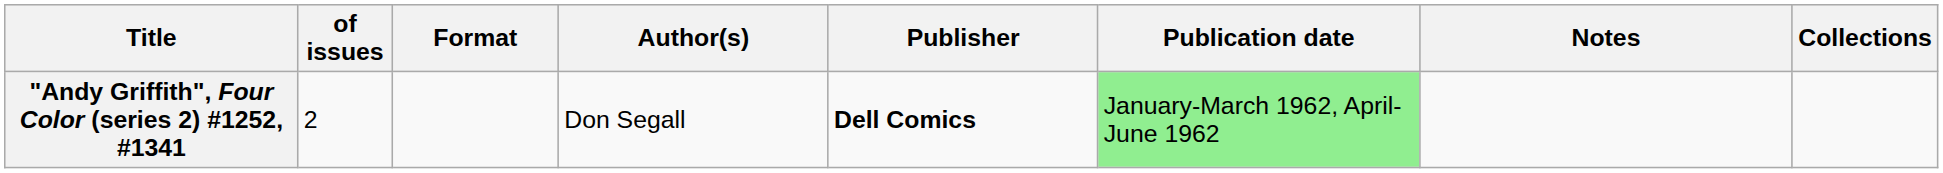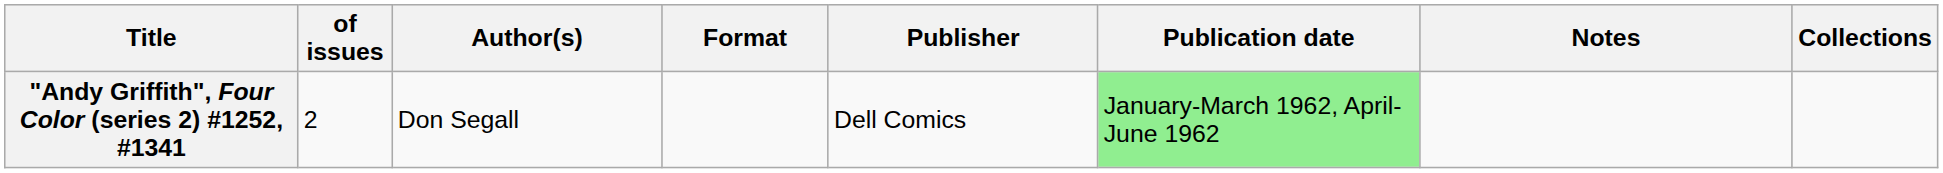columns swapped: (475, 38) <-> (693, 38)
(905, 119) bold -> (900, 119) normal
